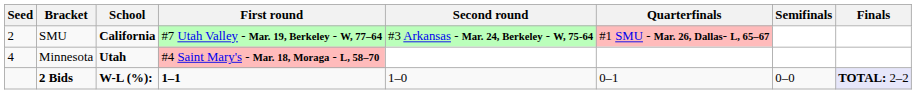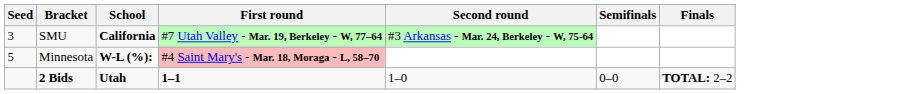- column: (684, 15)
(11, 36) 2 -> (11, 36) 3
(11, 57) 4 -> (11, 57) 5
(113, 57) Utah -> (126, 57) W-L (%):
(126, 78) W-L (%): -> (113, 78) Utah
(873, 78) lavender background -> (697, 78) no background
